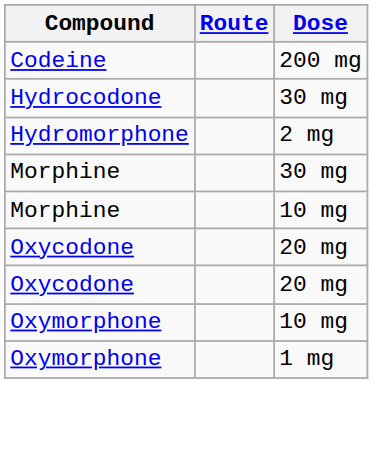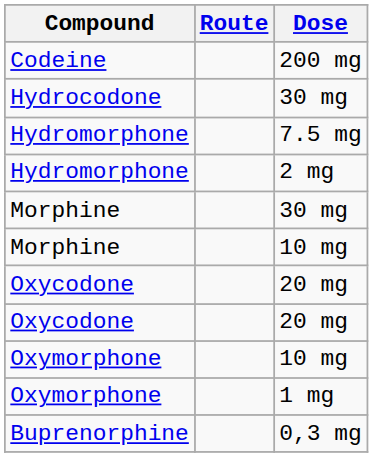+ row: (100, 135)
+ row: (100, 434)
